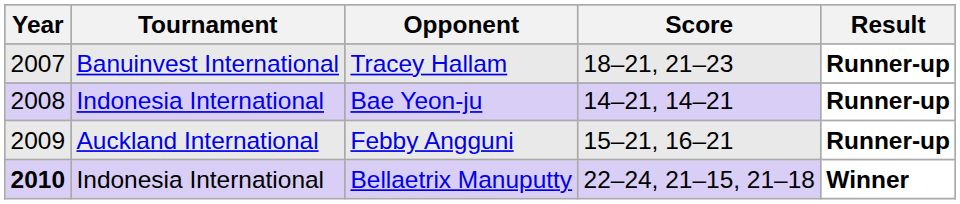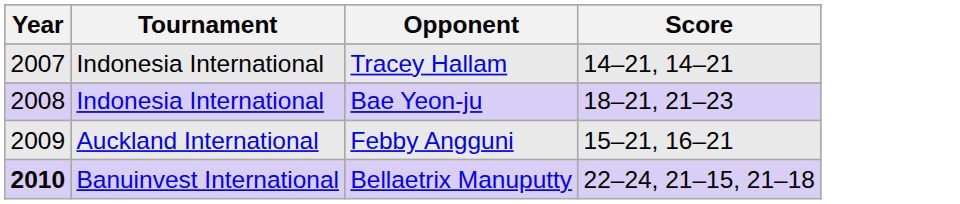- column: (888, 25)
(208, 63) Banuinvest International -> (200, 63) Indonesia International
(658, 63) 18–21, 21–23 -> (658, 63) 14–21, 14–21
(658, 102) 14–21, 14–21 -> (658, 102) 18–21, 21–23
(200, 179) Indonesia International -> (208, 179) Banuinvest International
